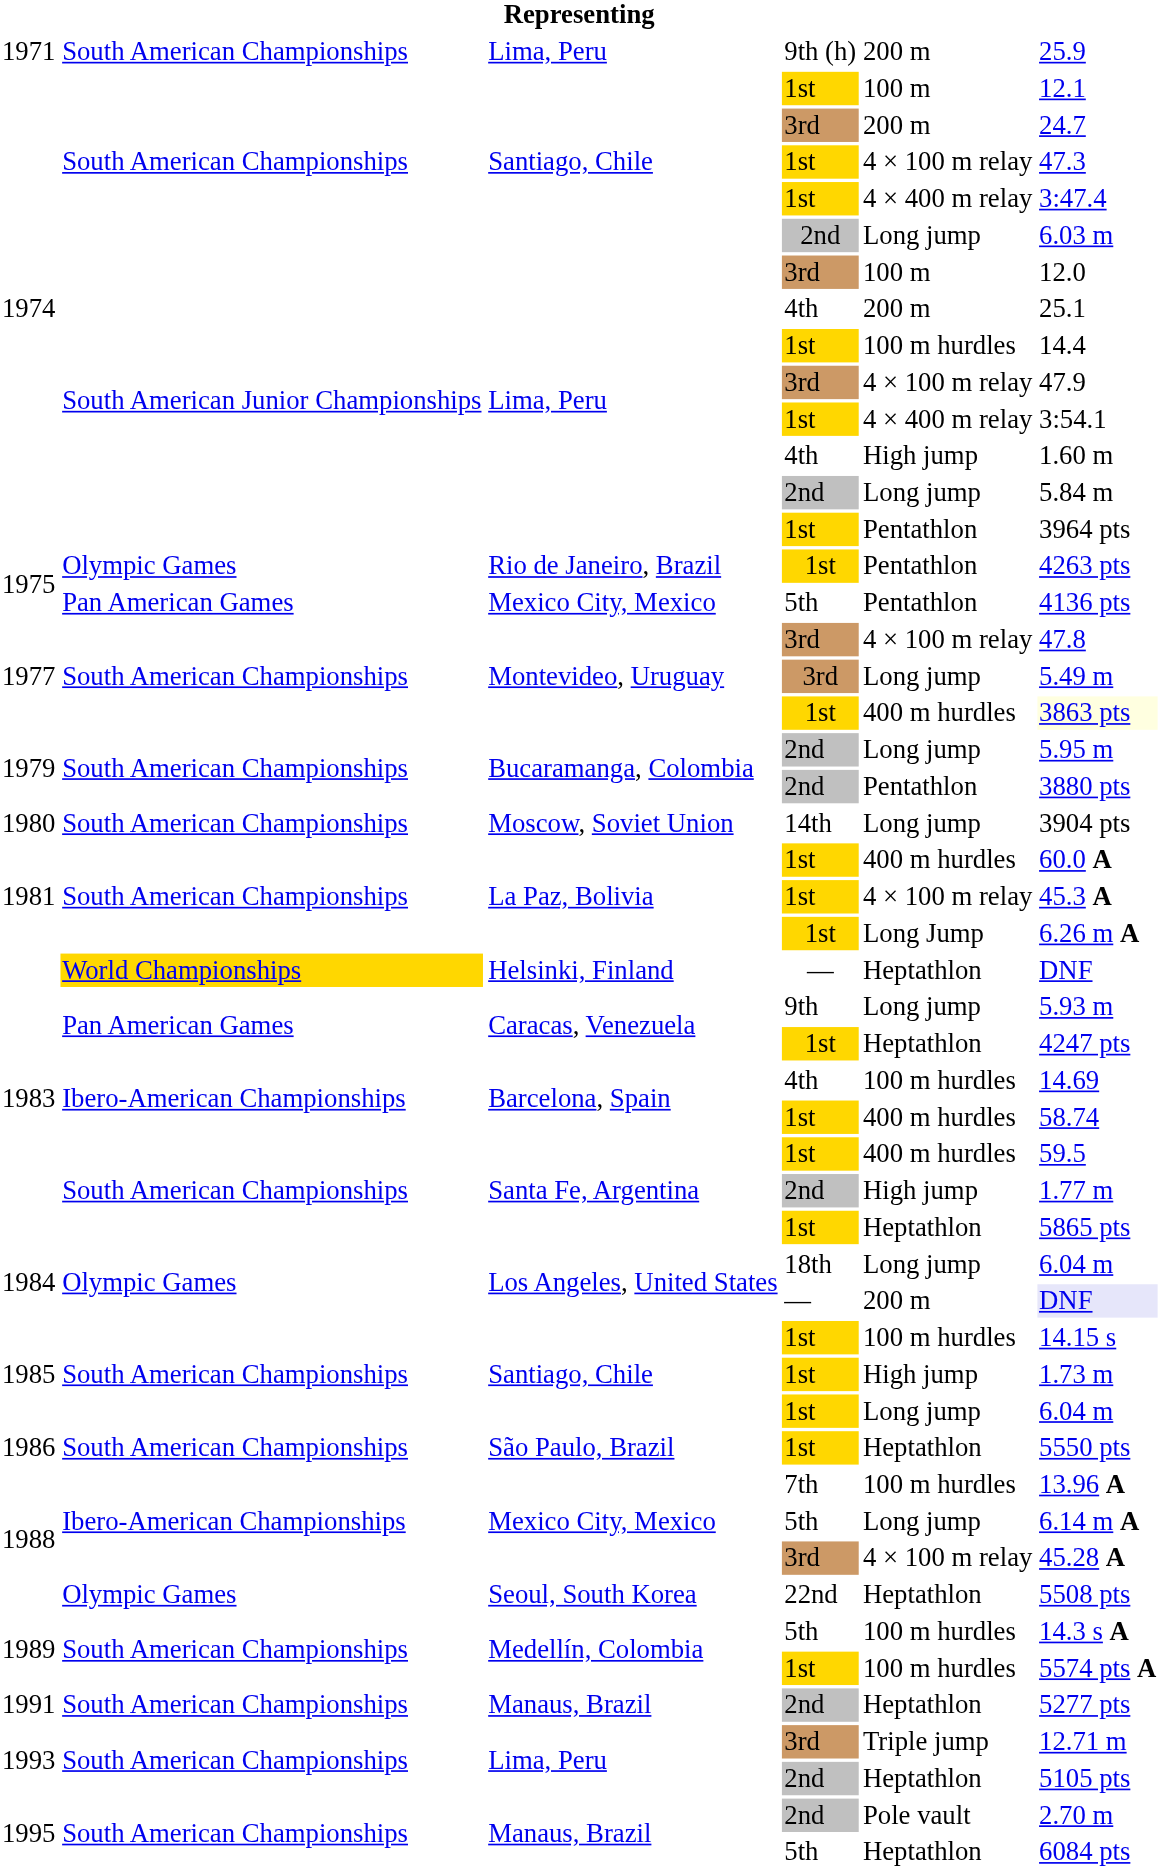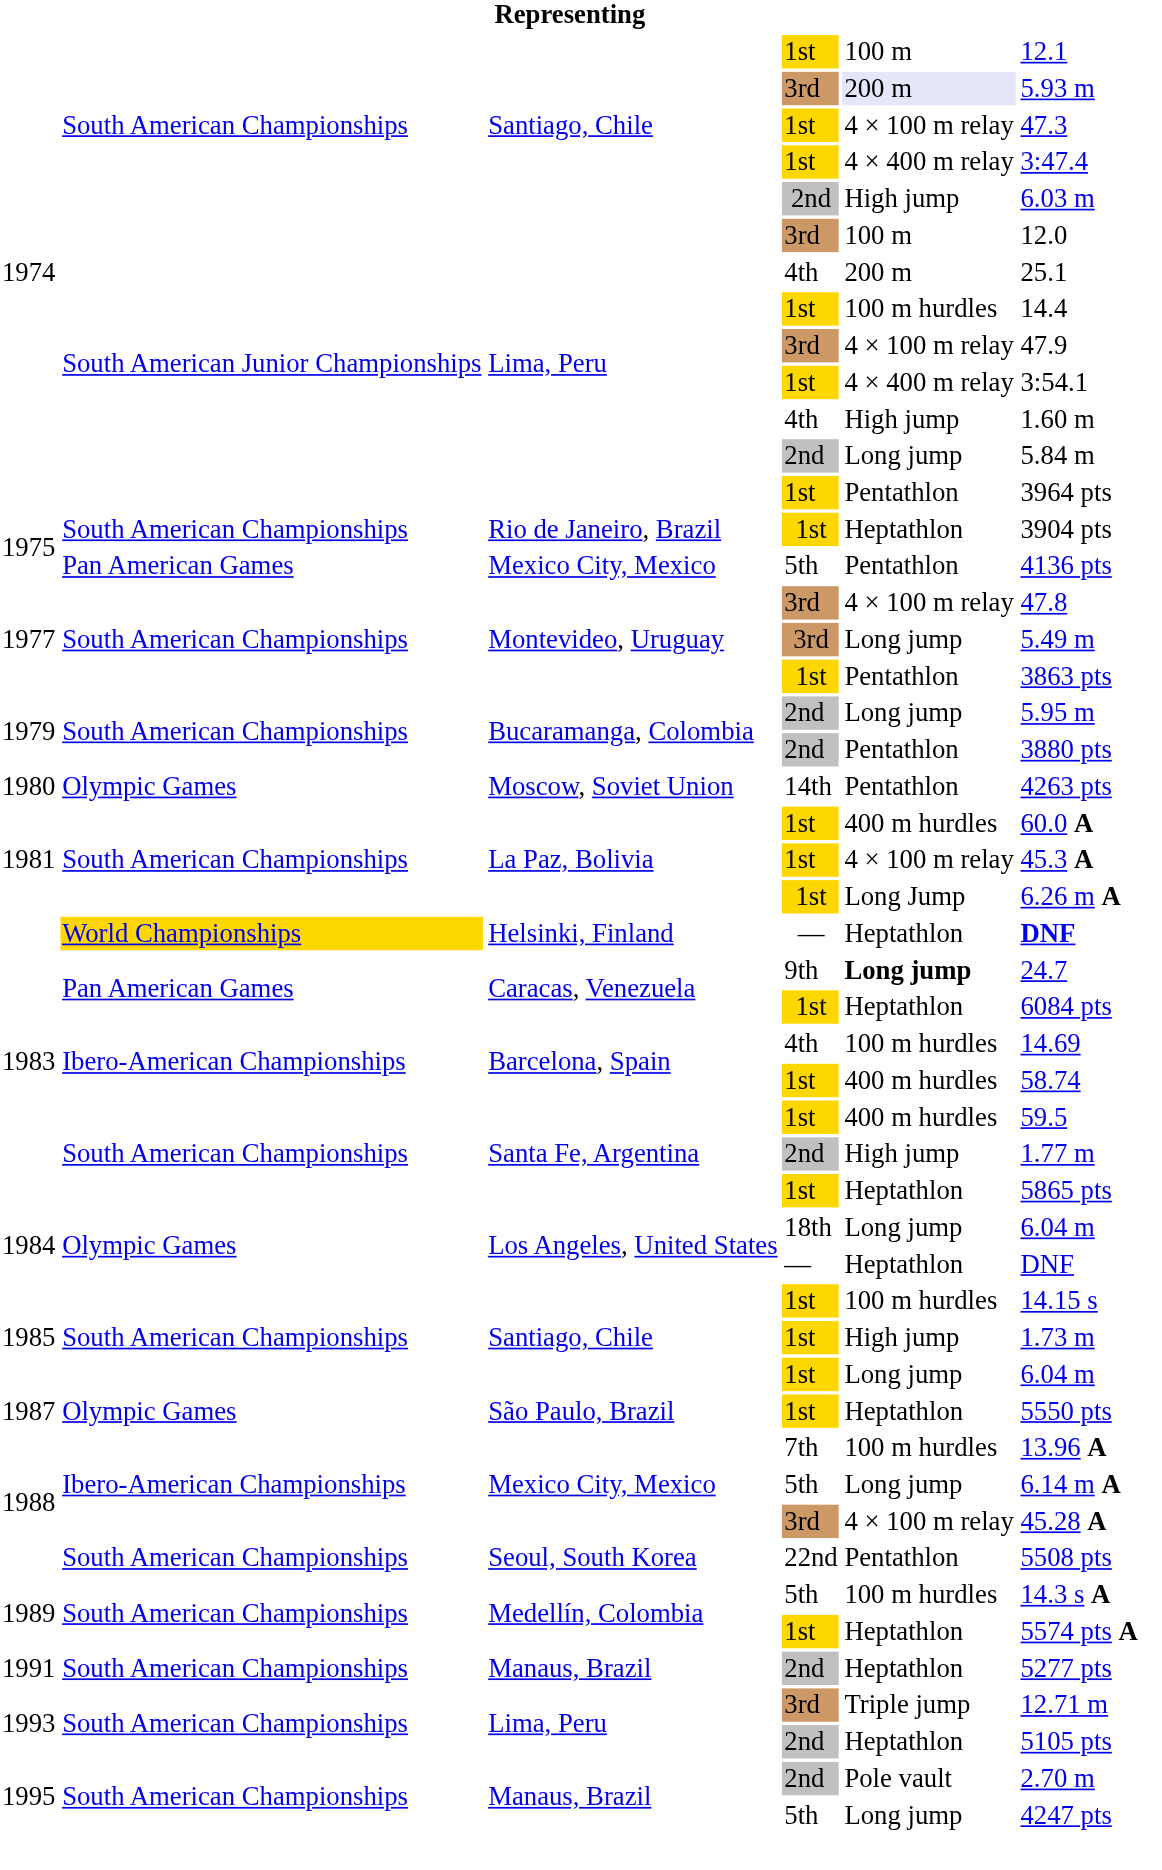- row: (548, 51)
(897, 124) no background -> (878, 88) lavender background
(1062, 124) 24.7 -> (1058, 88) 5.93 m
(922, 235) Long jump -> (902, 198) High jump
(149, 565) Olympic Games -> (235, 529) South American Championships
(920, 565) Pentathlon -> (904, 529) Heptathlon
(1085, 565) 4263 pts -> (1066, 529) 3904 pts
(939, 712) 400 m hurdles -> (902, 676) Pentathlon
(1085, 712) lightyellow background -> (1066, 676) no background
(235, 822) South American Championships -> (149, 786) Olympic Games
(922, 822) Long jump -> (902, 786) Pentathlon
(1085, 822) 3904 pts -> (1066, 786) 4263 pts
(1066, 969) normal -> (1048, 933) bold
(922, 1006) normal -> (908, 969) bold
(1076, 1006) 5.93 m -> (1044, 969) 24.7
(1085, 1043) 4247 pts -> (1066, 1006) 6084 pts
(897, 1300) 200 m -> (904, 1263) Heptathlon
(1066, 1300) lavender background -> (1047, 1263) no background
(29, 1447) 1986 -> (29, 1410) 1987
(235, 1447) South American Championships -> (149, 1410) Olympic Games
(149, 1594) Olympic Games -> (235, 1557) South American Championships
(922, 1594) Heptathlon -> (902, 1557) Pentathlon
(939, 1668) 100 m hurdles -> (904, 1631) Heptathlon
(922, 1851) Heptathlon -> (903, 1814) Long jump
(1085, 1851) 6084 pts -> (1066, 1814) 4247 pts
